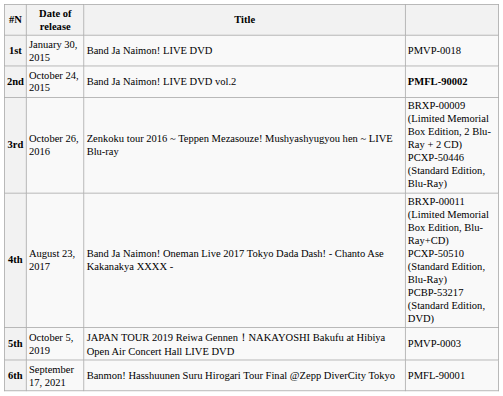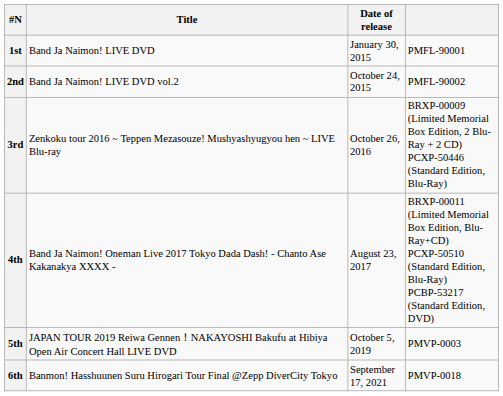columns swapped: (55, 19) <-> (245, 19)
(434, 50) PMVP-0018 -> (436, 50) PMFL-90001
(438, 81) bold -> (436, 81) normal
(436, 375) PMFL-90001 -> (434, 375) PMVP-0018
